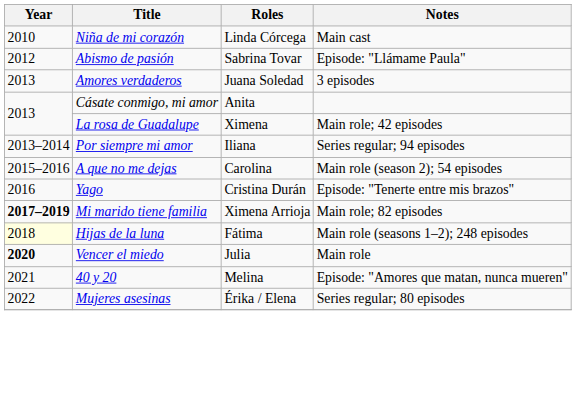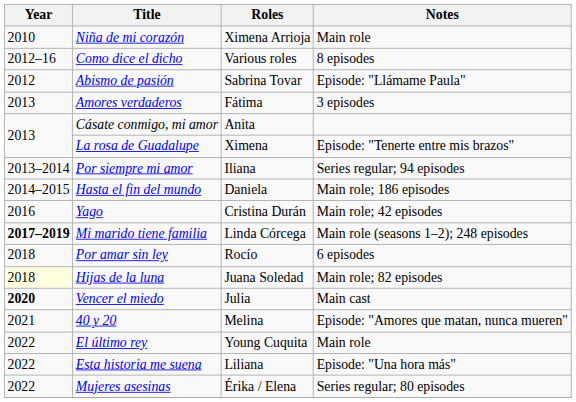(265, 37) Linda Córcega -> (267, 37) Ximena Arrioja
(344, 37) Main cast -> (344, 37) Main role
+ row: (129, 59)
(264, 80) Juana Soledad -> (243, 102) Fátima
(380, 124) Main role; 42 episodes -> (415, 146) Episode: "Tenerte entre mis brazos"
+ row: (139, 189)
- row: (126, 168)
(415, 189) Episode: "Tenerte entre mis brazos" -> (380, 211) Main role; 42 episodes
(267, 211) Ximena Arrioja -> (265, 233) Linda Córcega
(380, 211) Main role; 82 episodes -> (422, 233) Main role (seasons 1–2); 248 episodes
+ row: (122, 255)
(243, 233) Fátima -> (264, 277) Juana Soledad
(422, 233) Main role (seasons 1–2); 248 episodes -> (380, 277) Main role; 82 episodes
(344, 255) Main role -> (344, 299) Main cast
+ row: (112, 342)
+ row: (139, 364)
